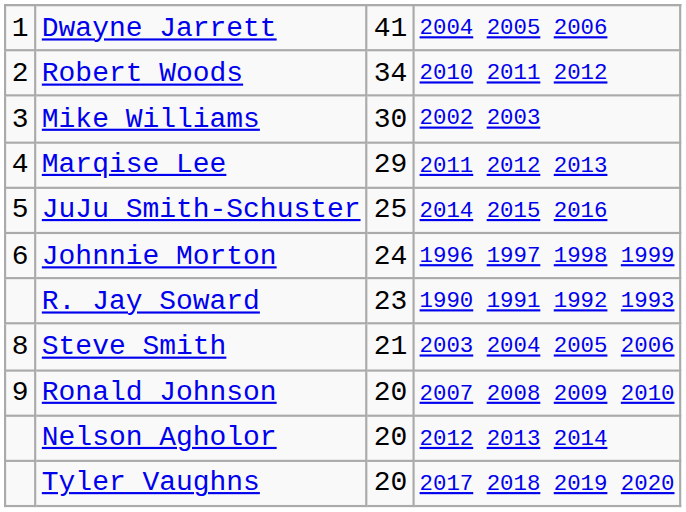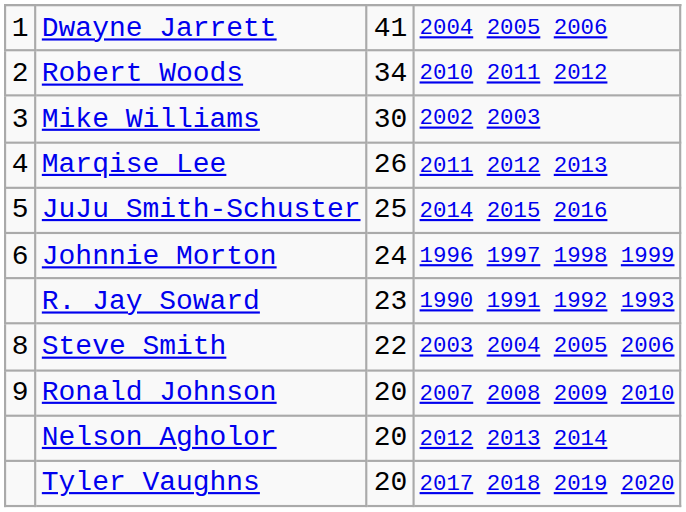(391, 165) 29 -> (391, 165) 26
(391, 347) 21 -> (391, 347) 22
